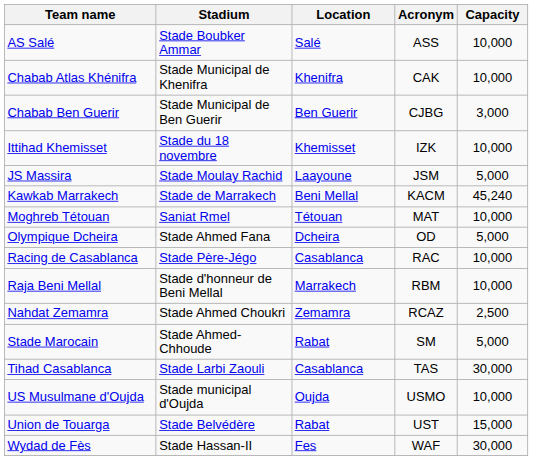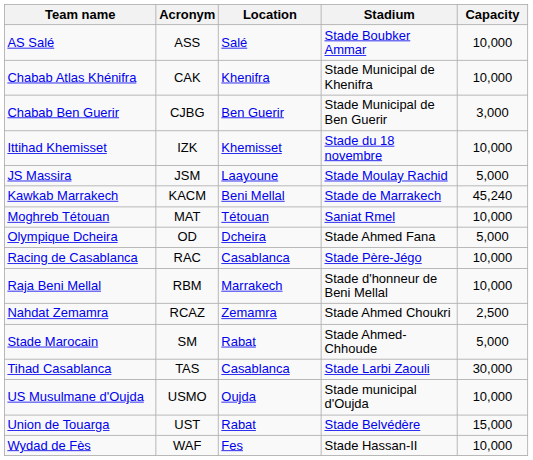columns swapped: (426, 14) <-> (224, 14)
(492, 445) 30,000 -> (492, 445) 10,000
